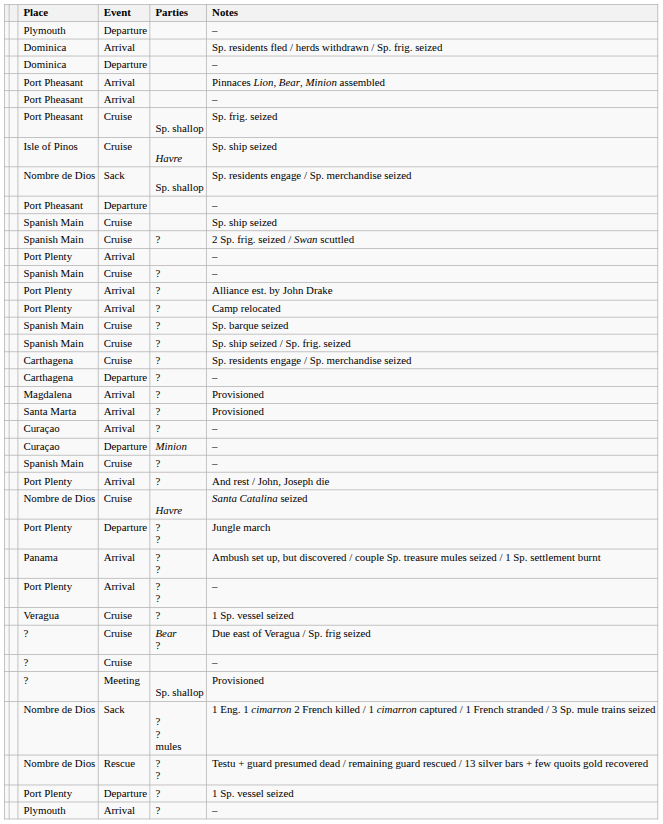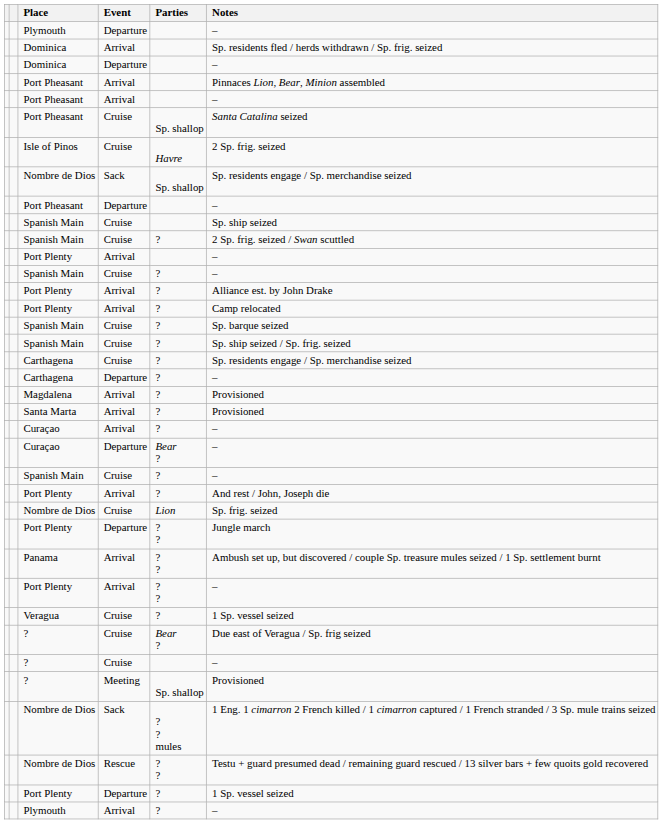(245, 116) Sp. frig. seized -> (260, 116) Santa Catalina seized
(245, 146) Sp. ship seized -> (249, 146) 2 Sp. frig. seized
(171, 446) Minion -> (166, 452) Bear ?
(169, 510) Havre -> (165, 510) Lion
(260, 498) Santa Catalina seized -> (245, 510) Sp. frig. seized
